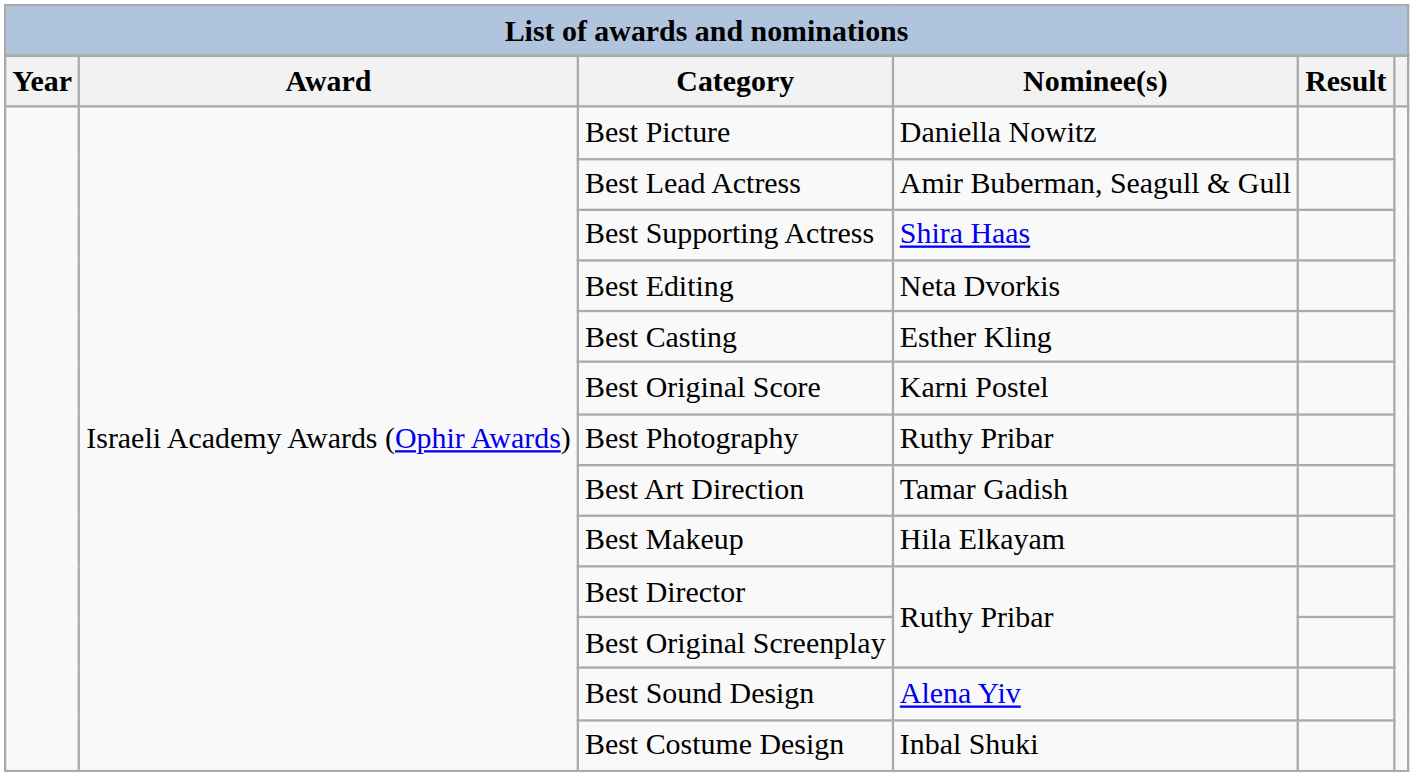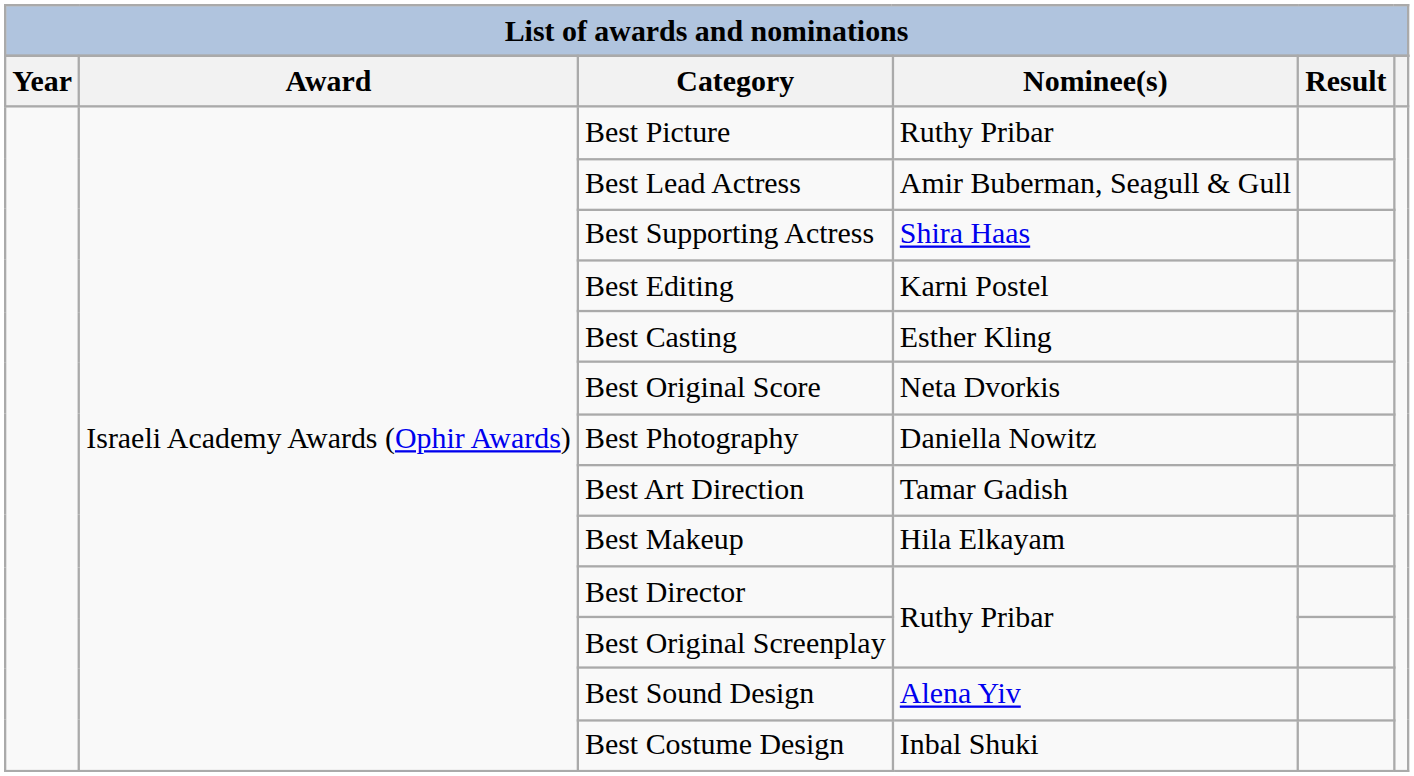(998, 132) Daniella Nowitz -> (977, 132) Ruthy Pribar
(980, 285) Neta Dvorkis -> (974, 285) Karni Postel
(974, 387) Karni Postel -> (980, 387) Neta Dvorkis
(977, 438) Ruthy Pribar -> (998, 438) Daniella Nowitz
